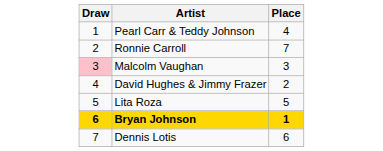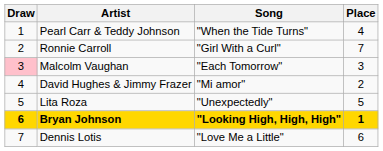+ column: (269, 13)
